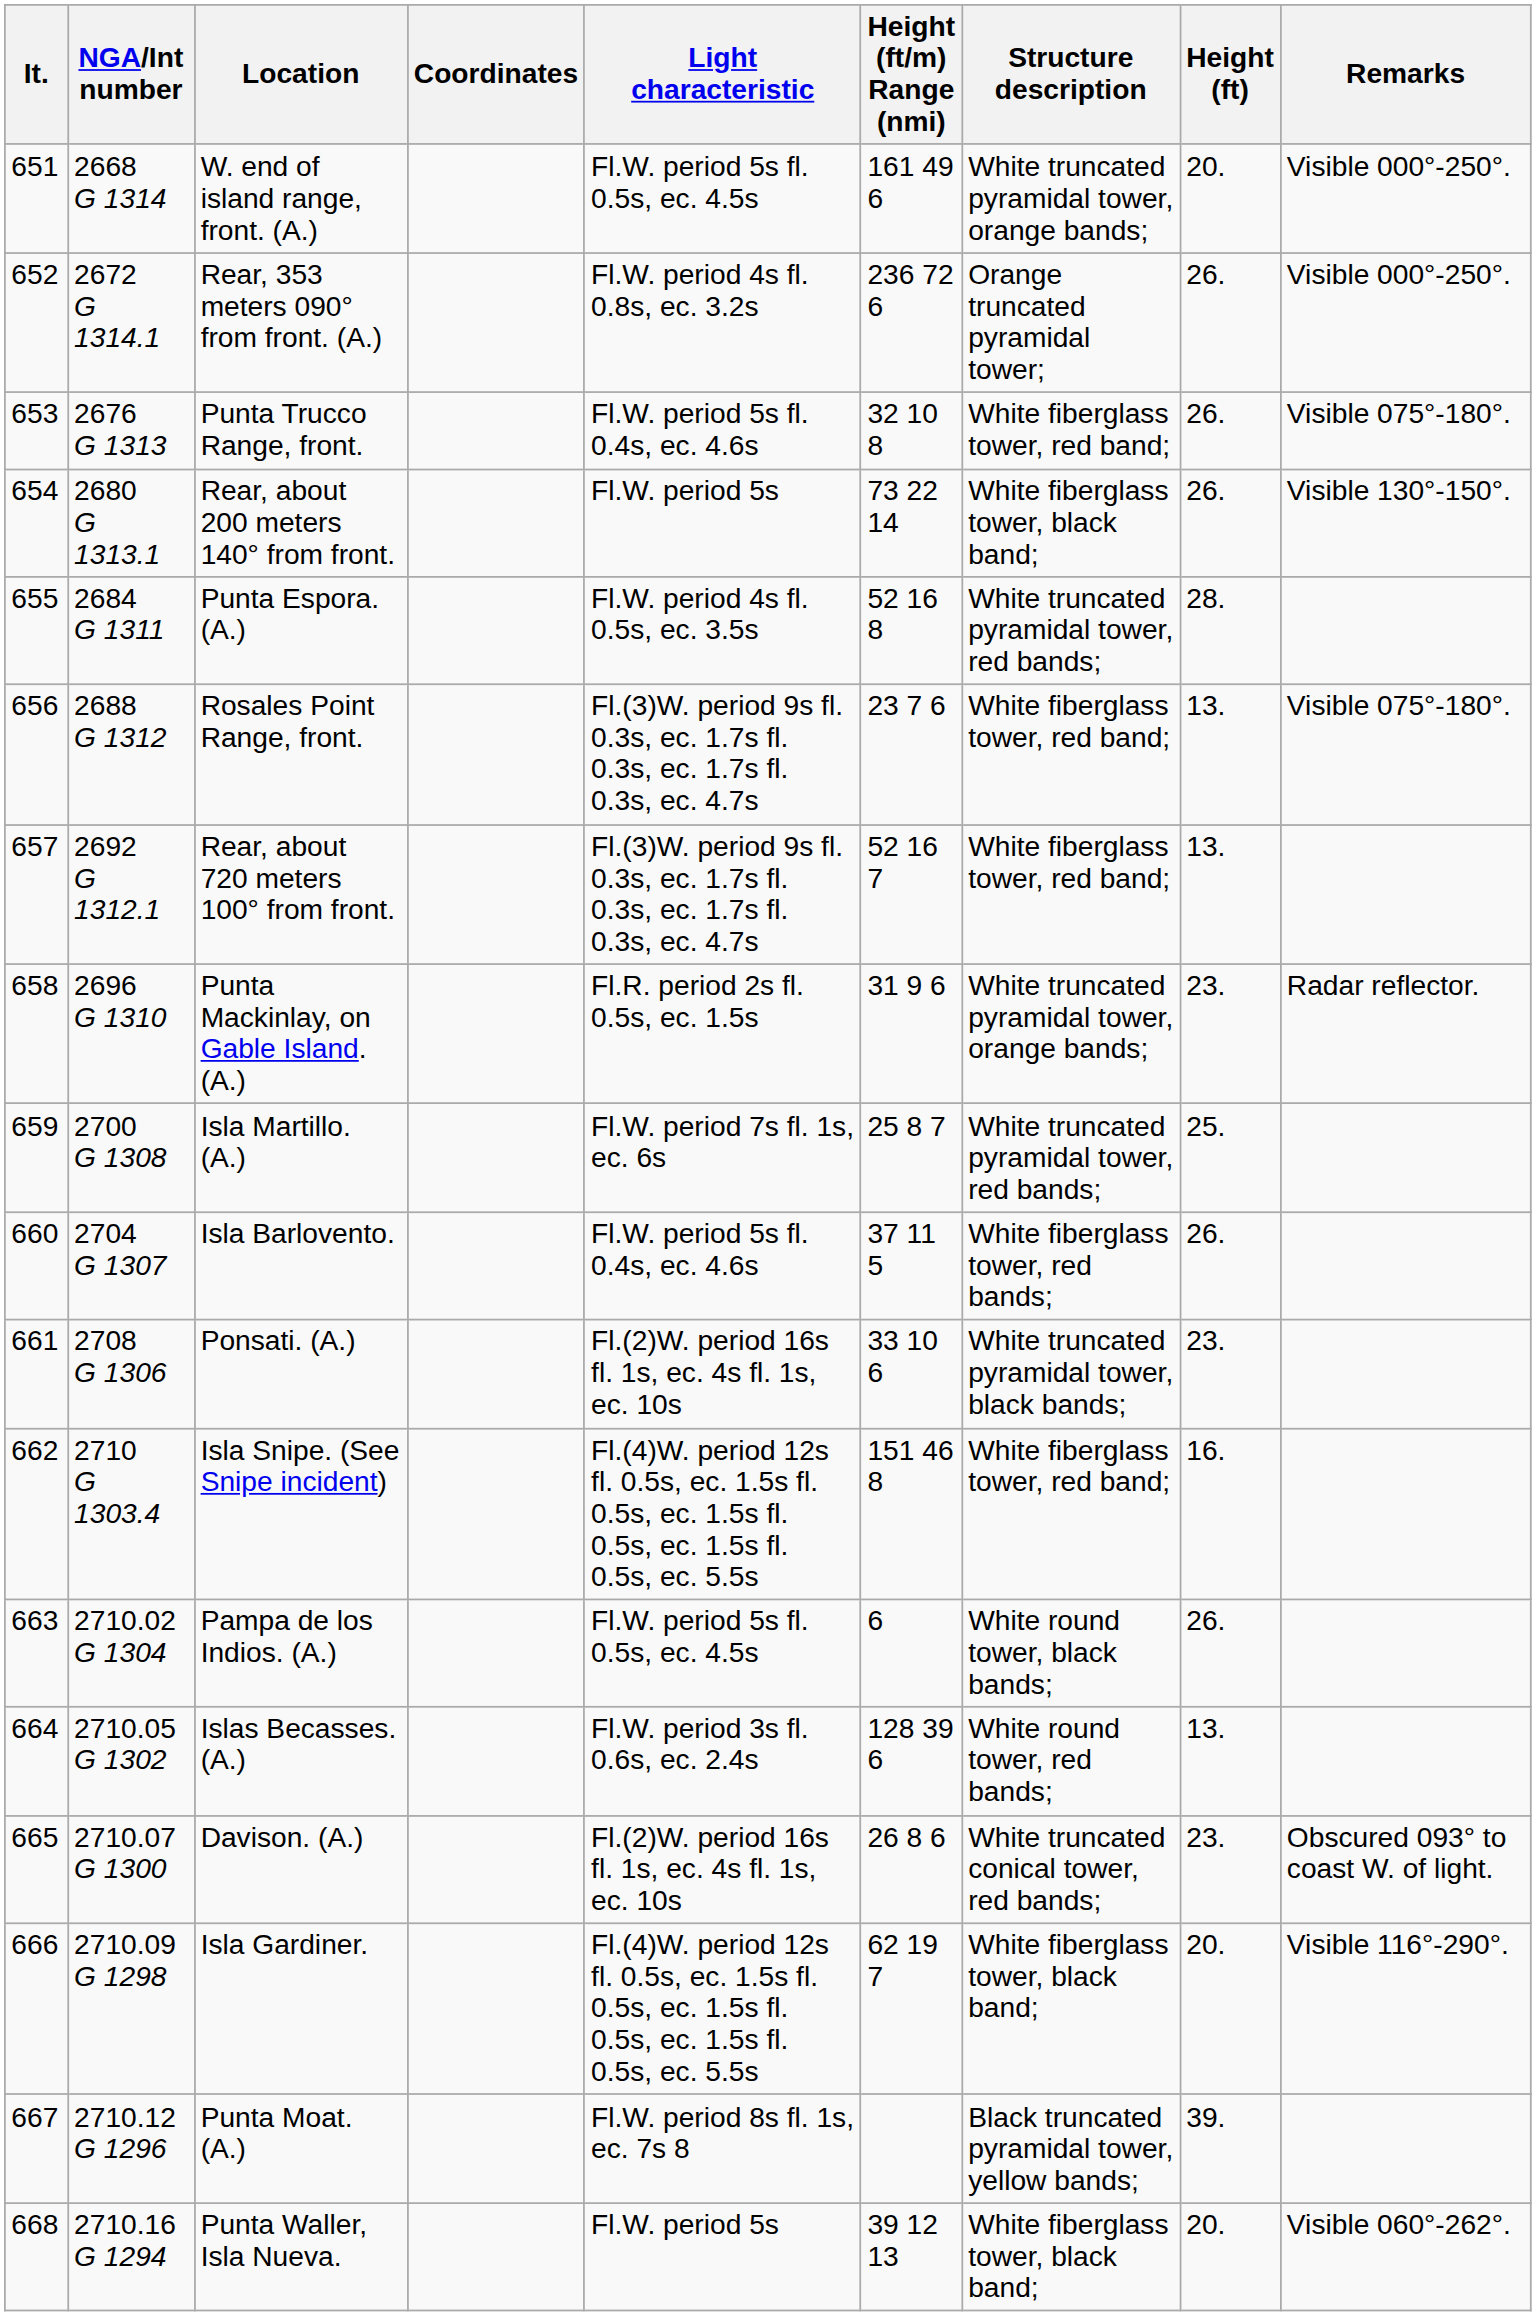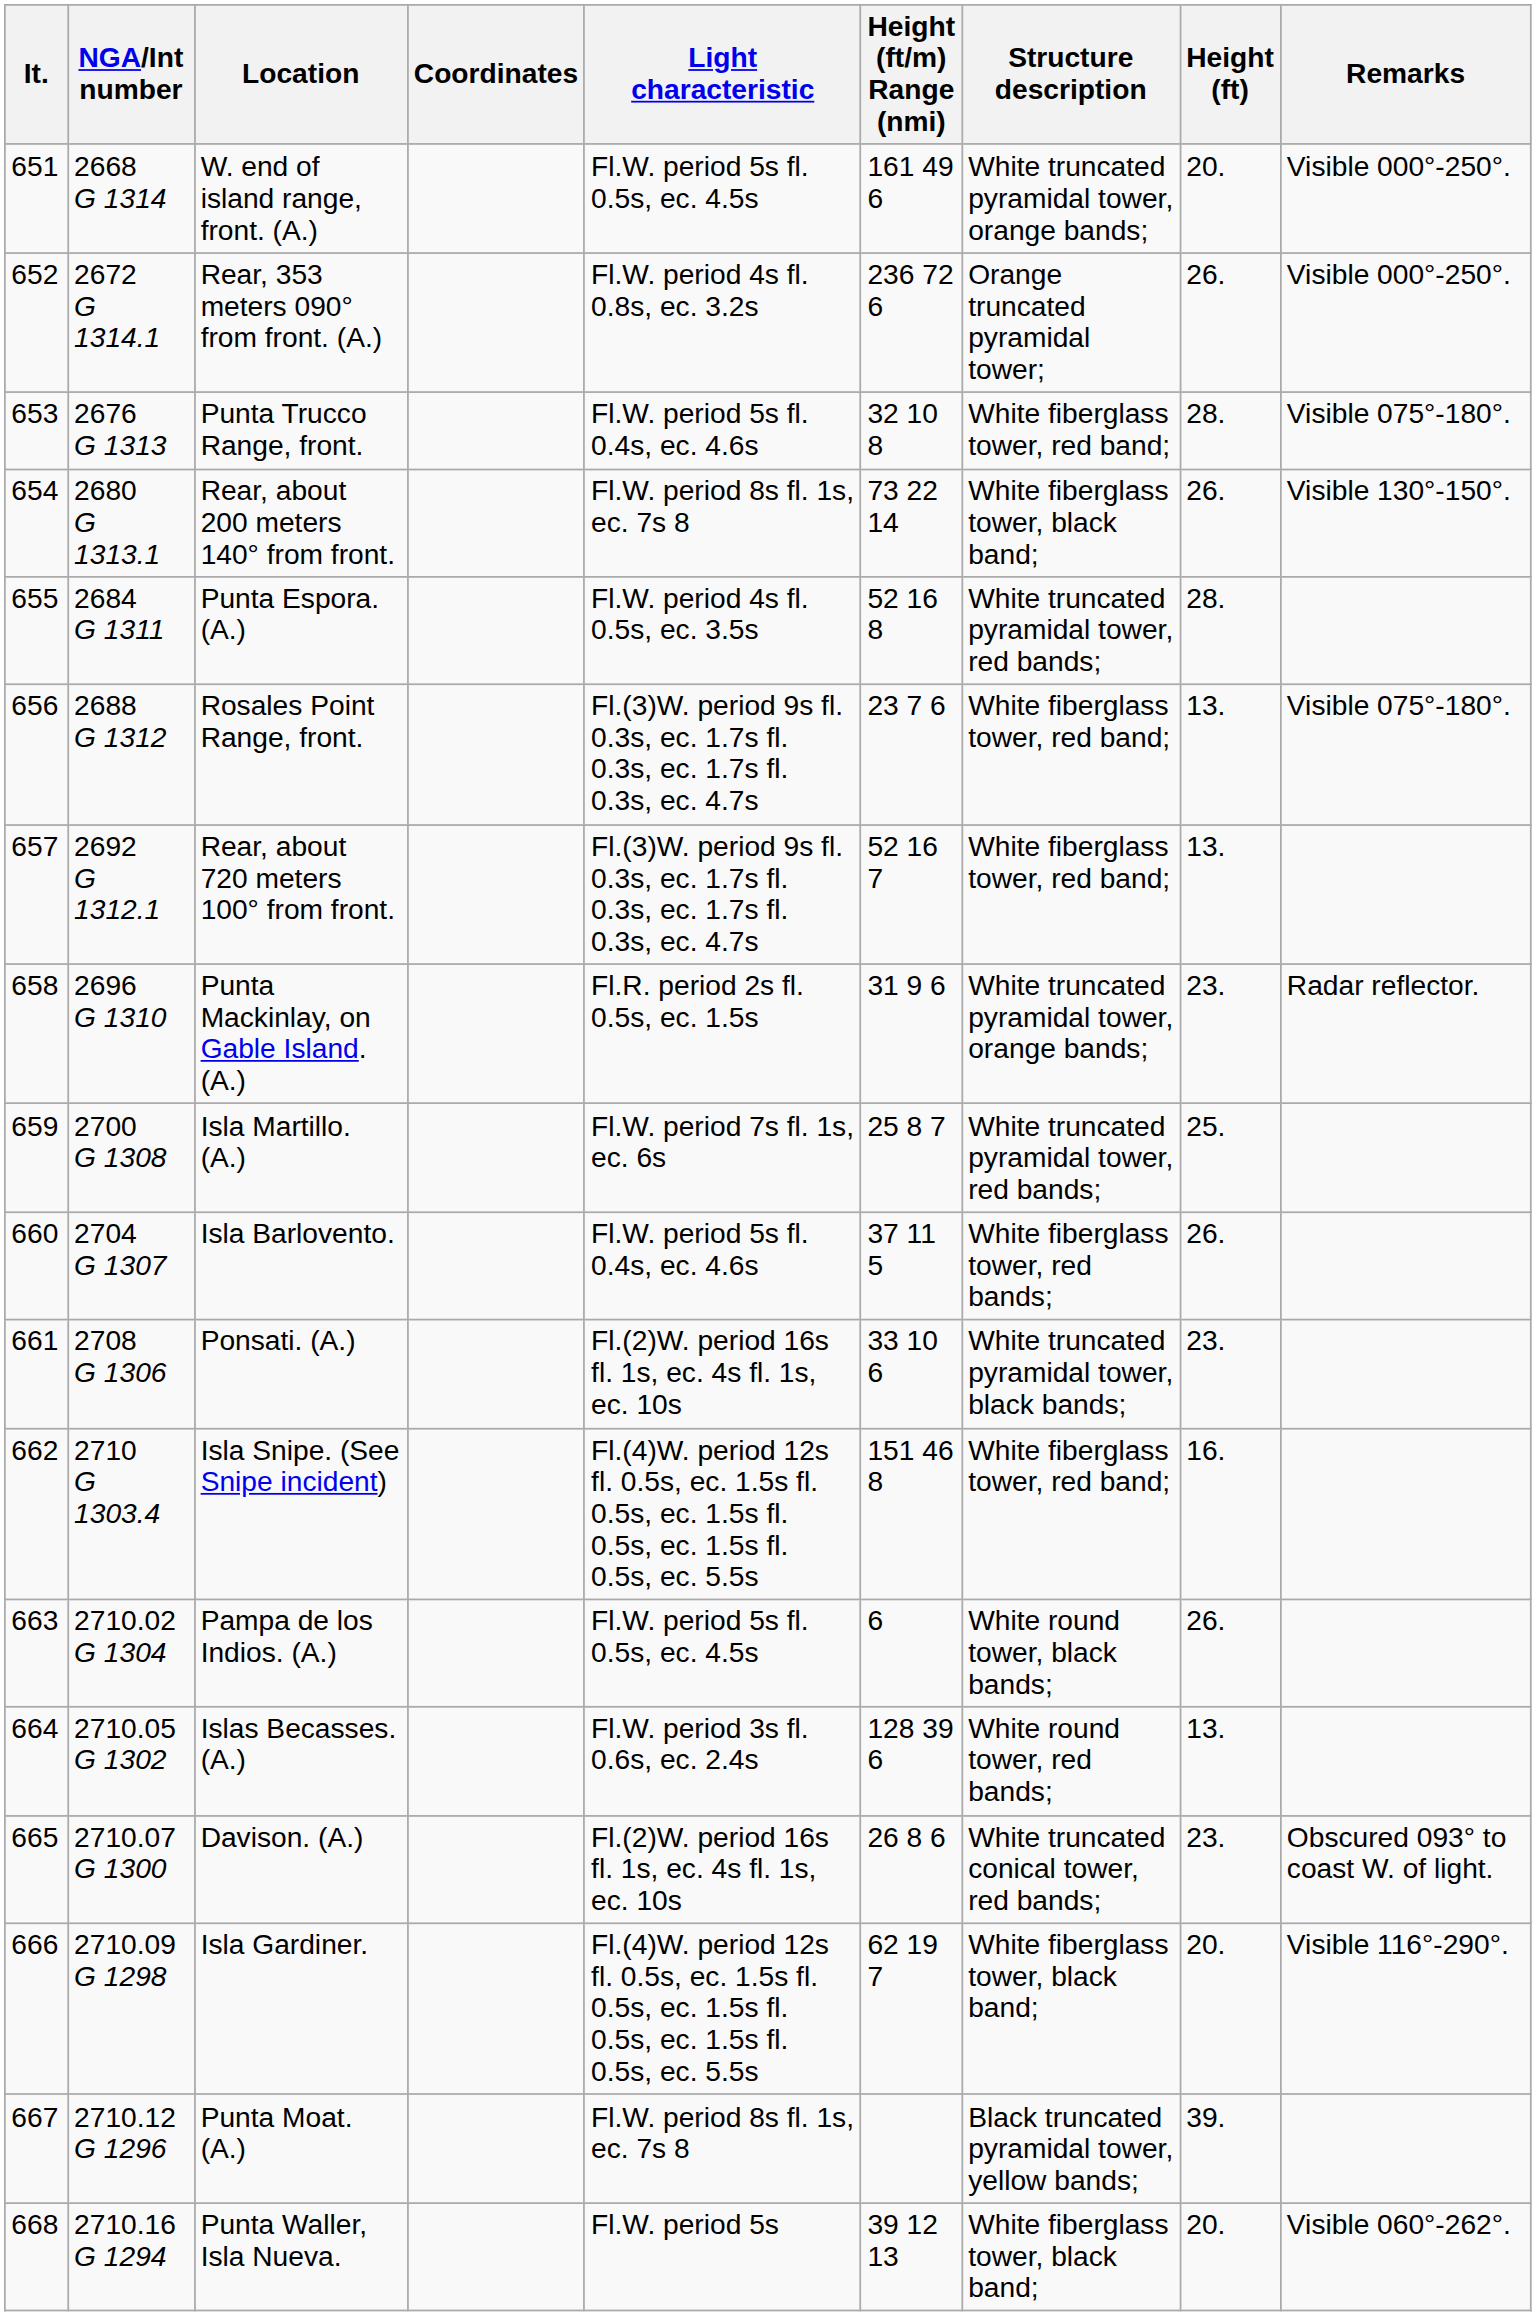(1206, 414) 26. -> (1206, 414) 28.
(685, 490) Fl.W. period 5s -> (723, 506) Fl.W. period 8s fl. 1s, ec. 7s 8
